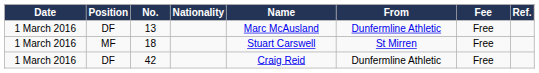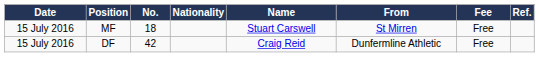- row: (150, 29)
(45, 45) 1 March 2016 -> (45, 29) 15 July 2016
(45, 60) 1 March 2016 -> (45, 45) 15 July 2016
